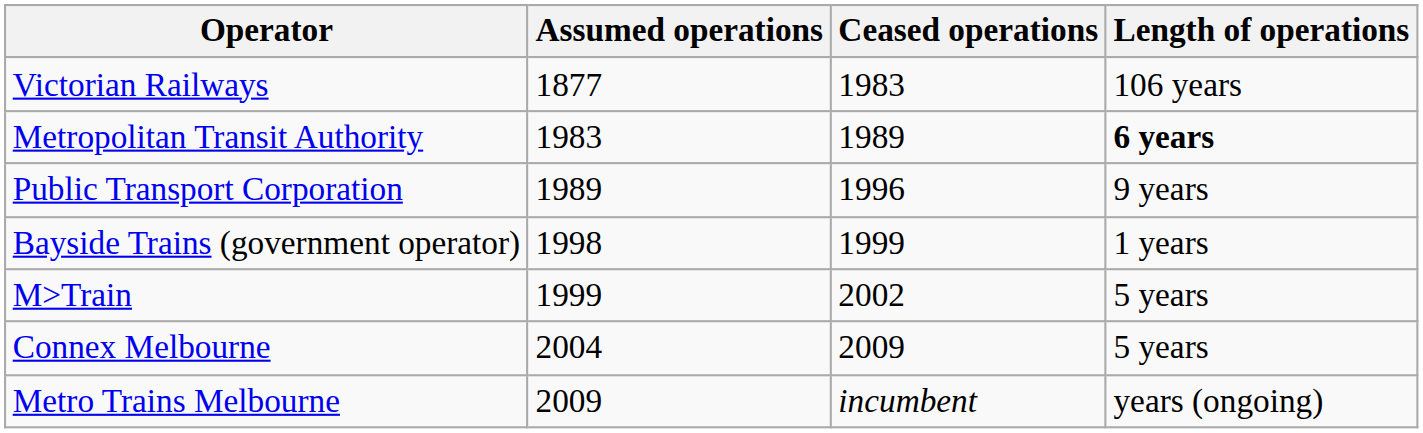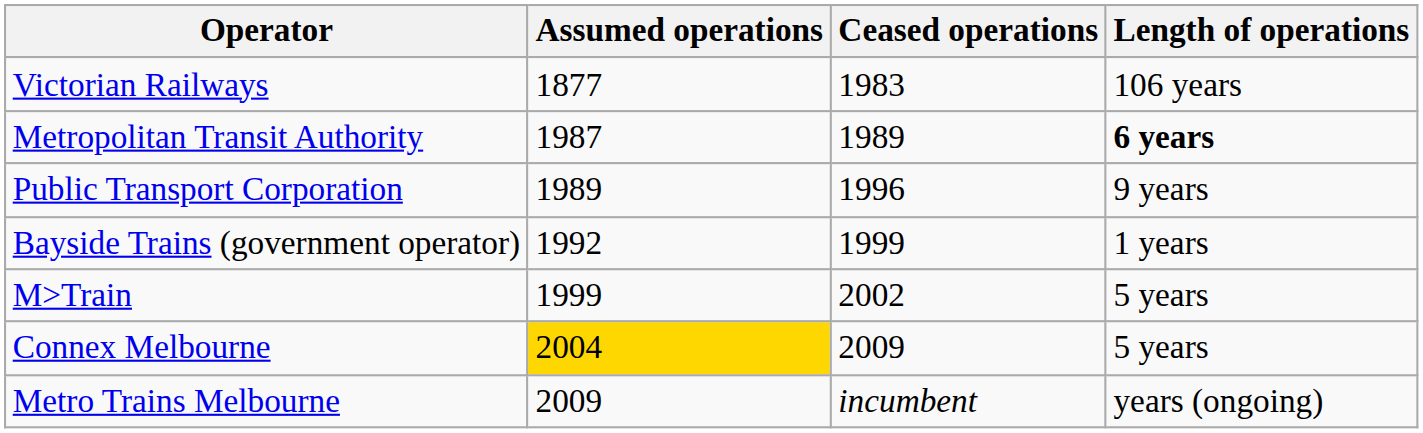(569, 136) 1983 -> (569, 136) 1987
(569, 242) 1998 -> (569, 242) 1992
(569, 347) no background -> (569, 347) gold background
